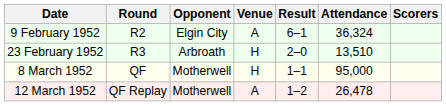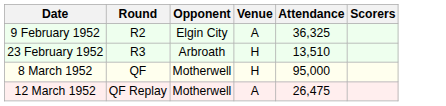- column: (297, 14)
(354, 33) 36,324 -> (311, 33) 36,325
(354, 91) 26,478 -> (311, 91) 26,475
